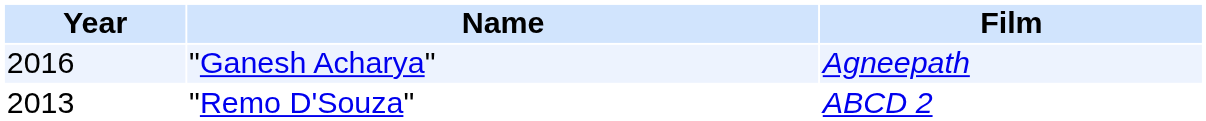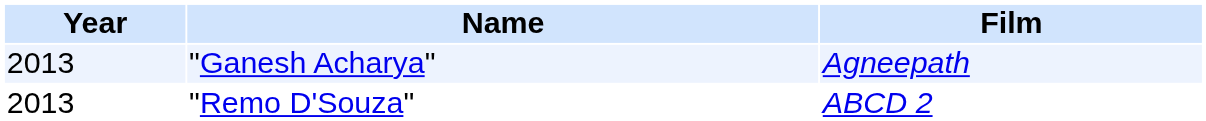(41, 63) 2016 -> (41, 63) 2013
